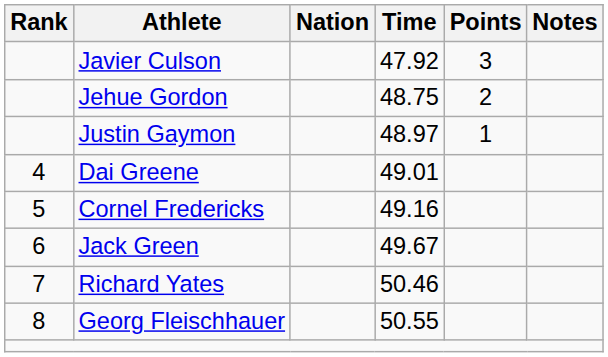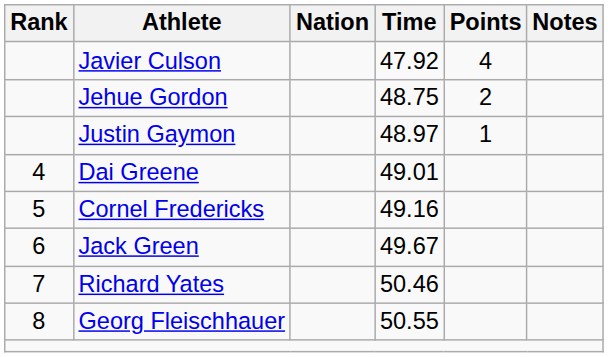(486, 60) 3 -> (486, 60) 4
